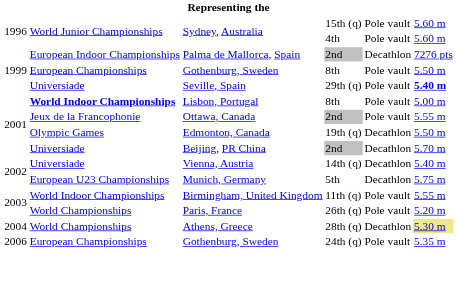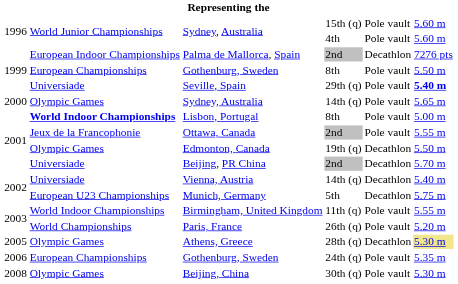+ row: (223, 101)
(15, 226) 2004 -> (15, 241) 2005
(81, 226) World Championships -> (67, 241) Olympic Games
+ row: (216, 273)
